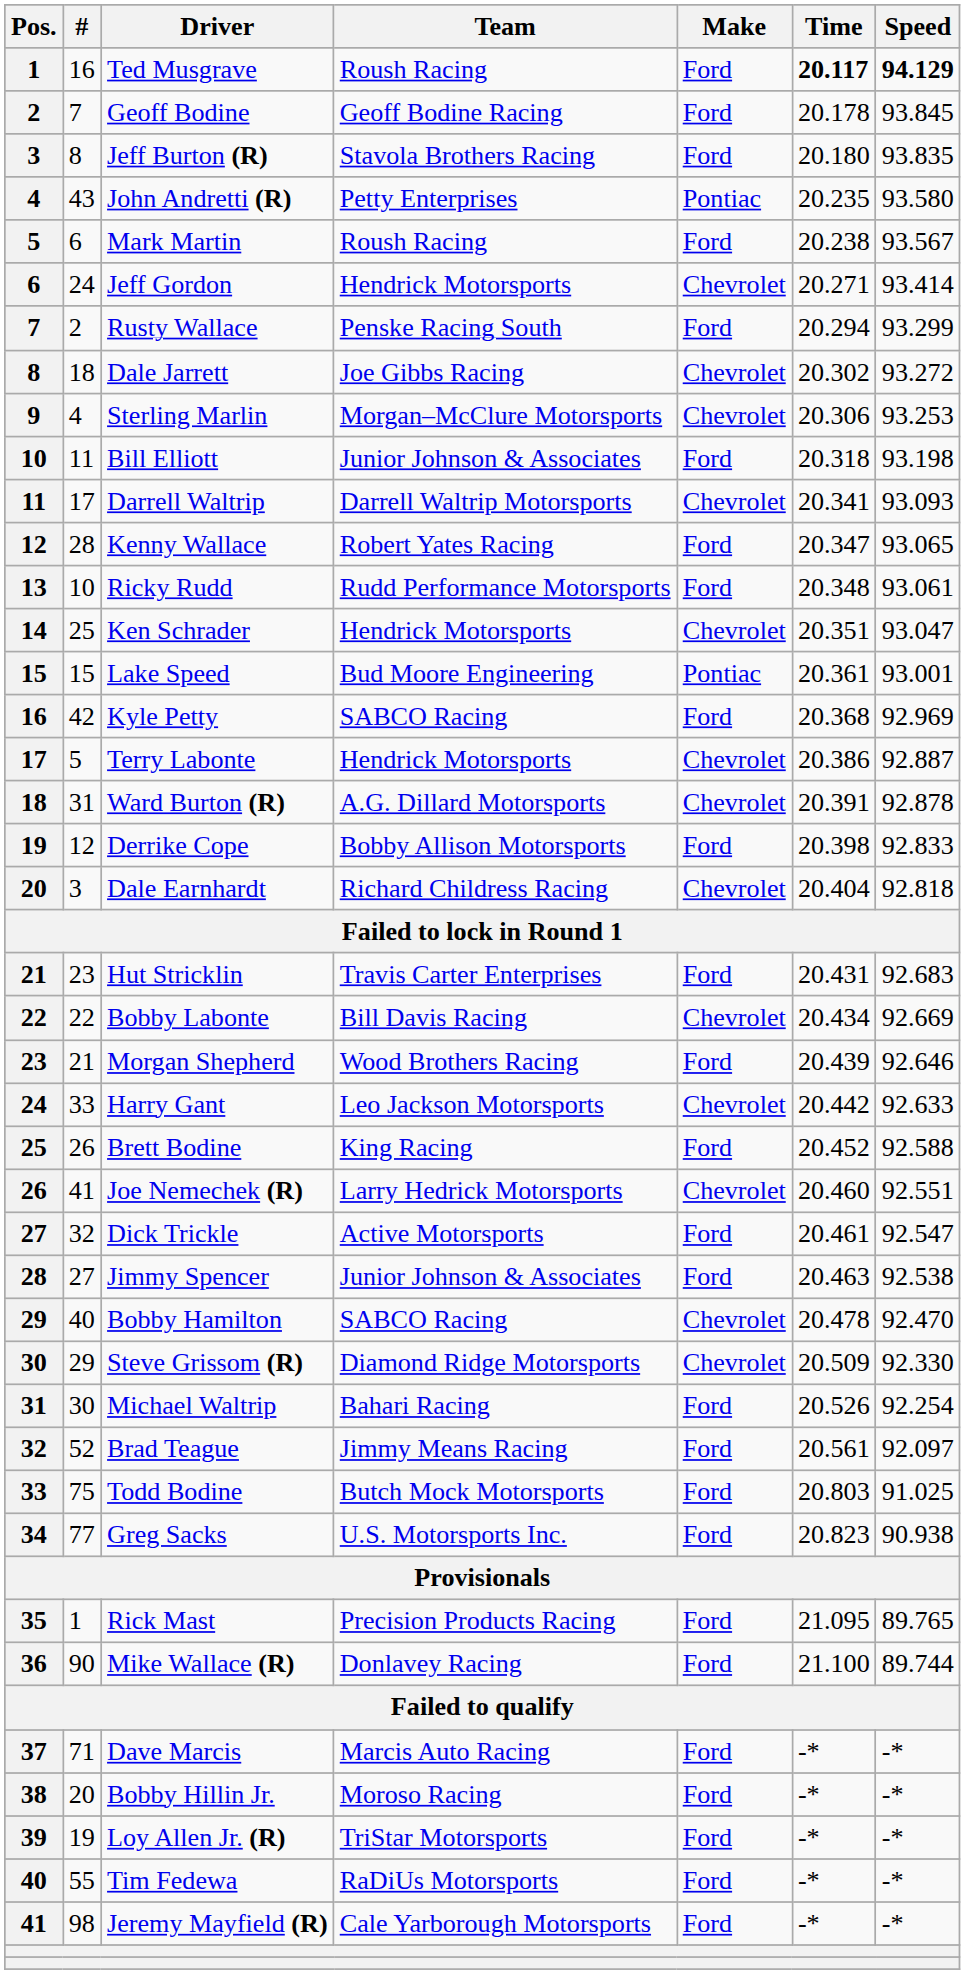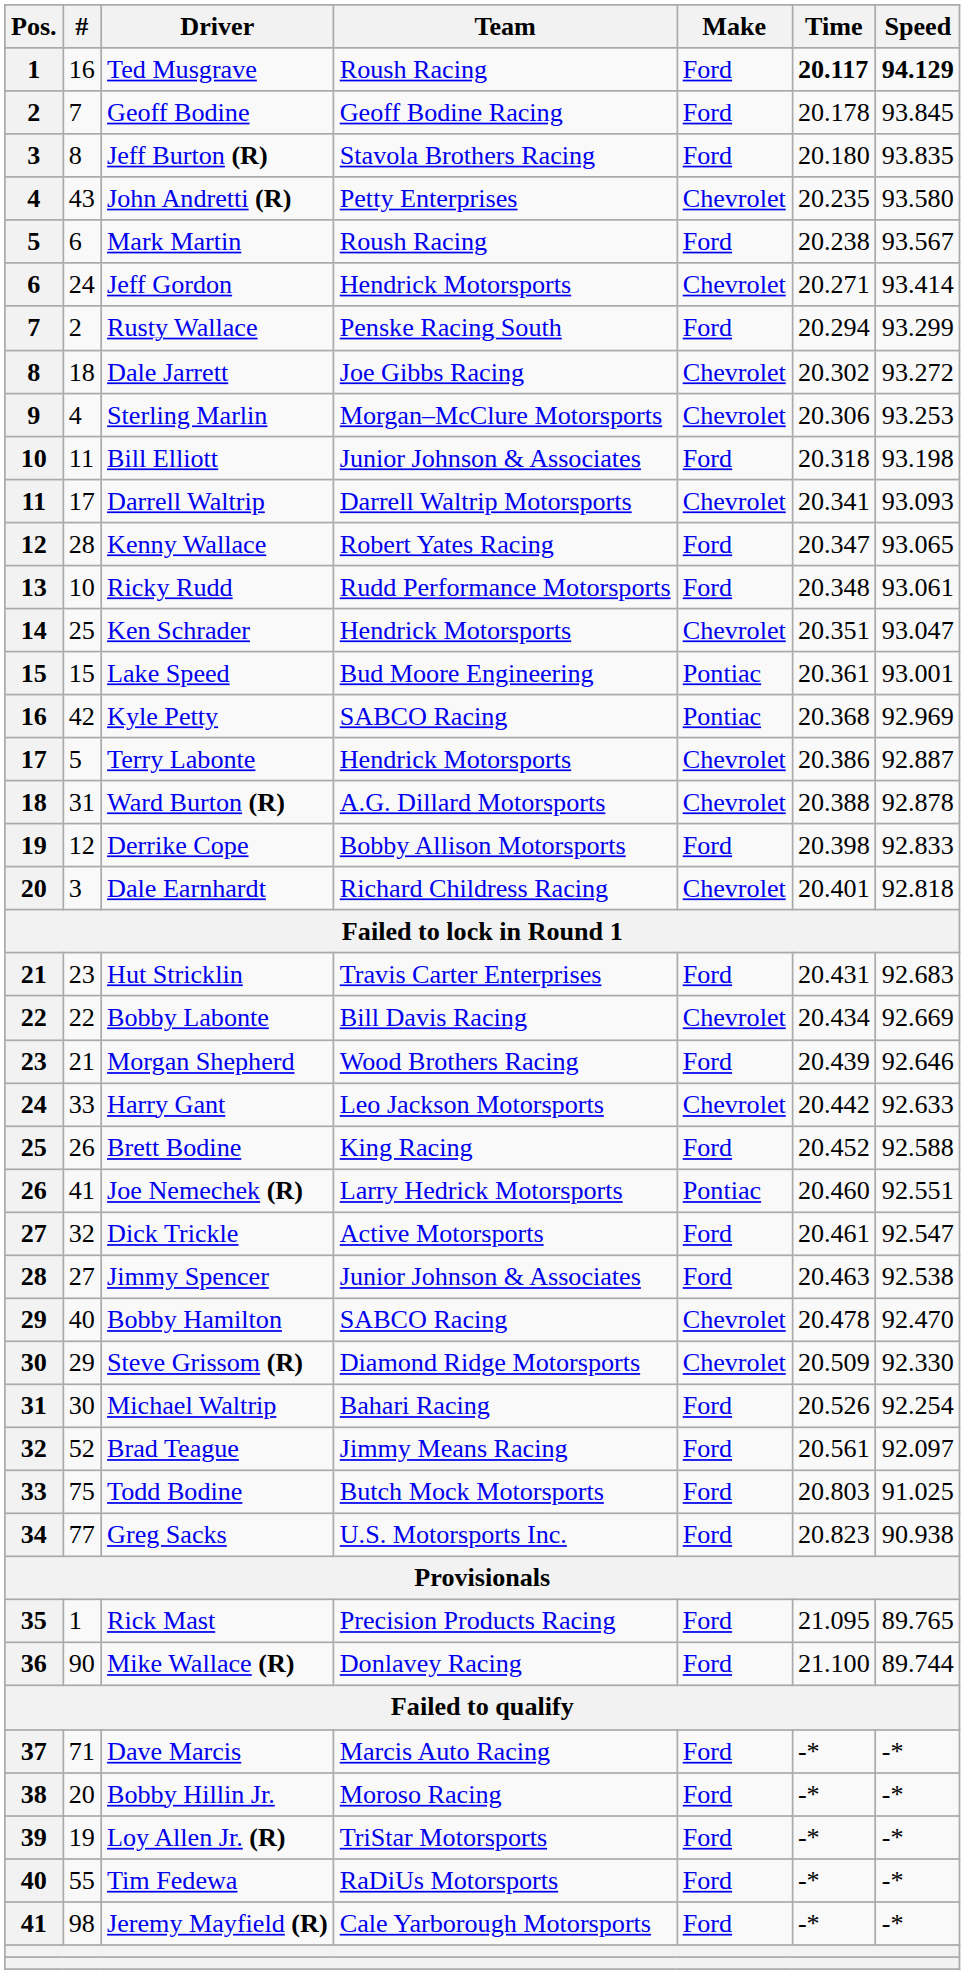(722, 198) Pontiac -> (734, 198) Chevrolet
(707, 715) Ford -> (722, 715) Pontiac
(834, 802) 20.391 -> (834, 802) 20.388
(834, 888) 20.404 -> (834, 888) 20.401
(734, 1190) Chevrolet -> (722, 1190) Pontiac
